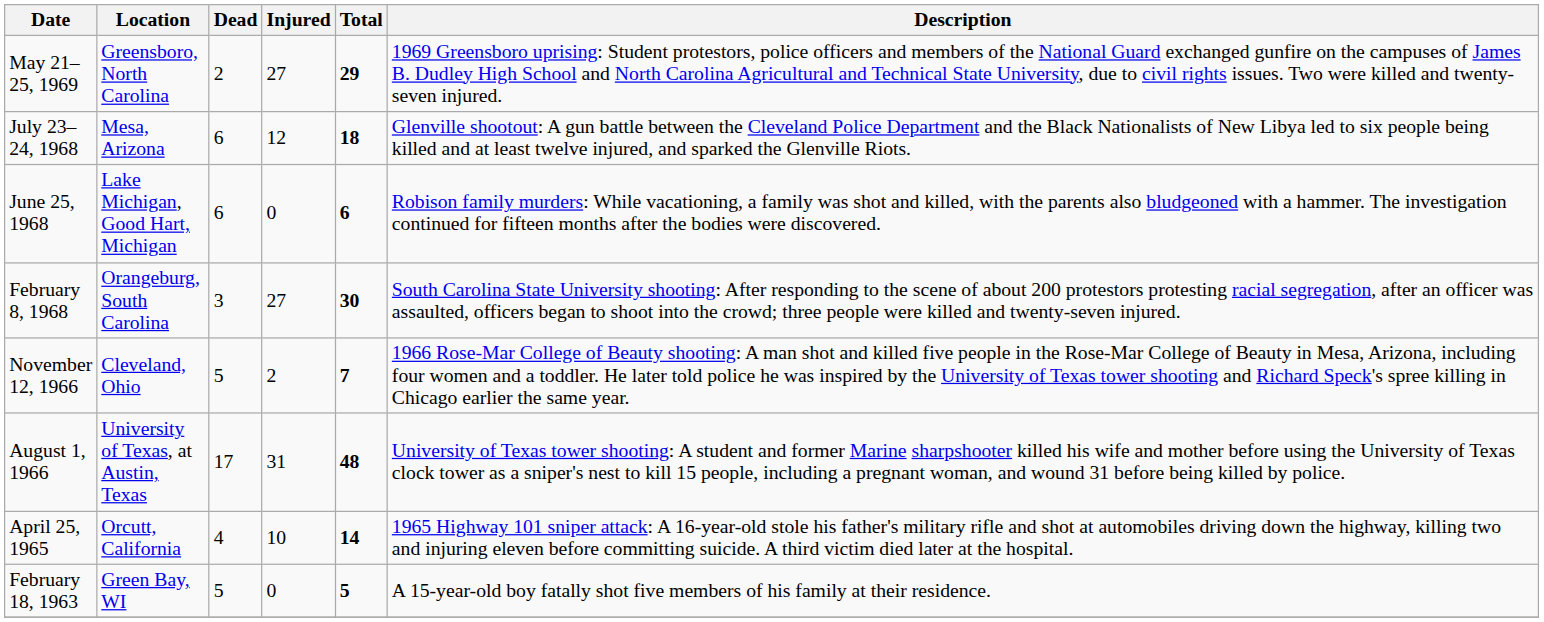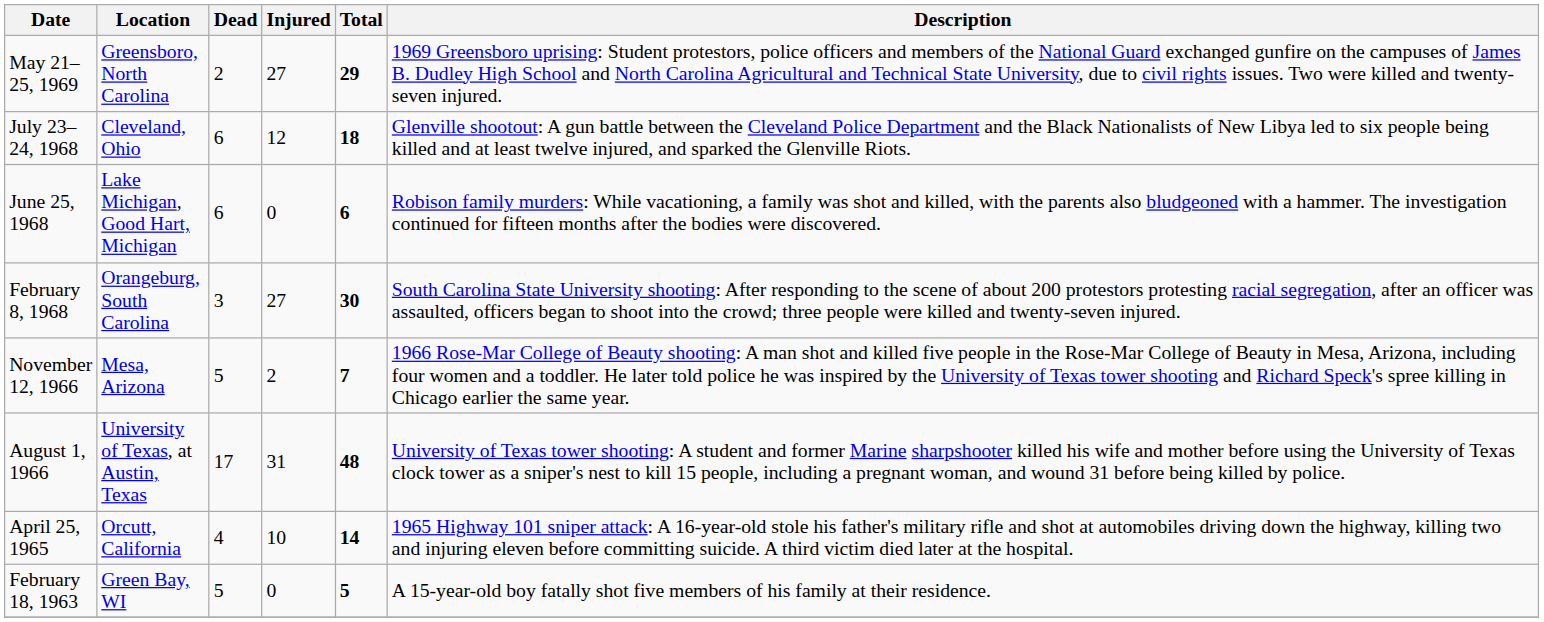(133, 137) Mesa, Arizona -> (144, 137) Cleveland, Ohio
(144, 375) Cleveland, Ohio -> (133, 375) Mesa, Arizona
